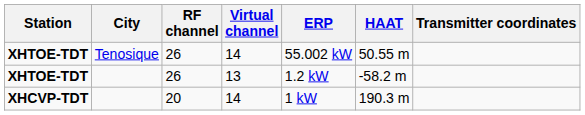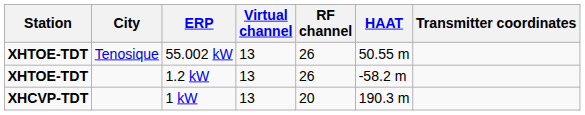columns swapped: (192, 23) <-> (319, 23)
(233, 53) 14 -> (247, 53) 13
(233, 98) 14 -> (247, 98) 13
